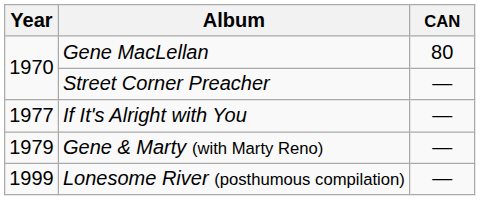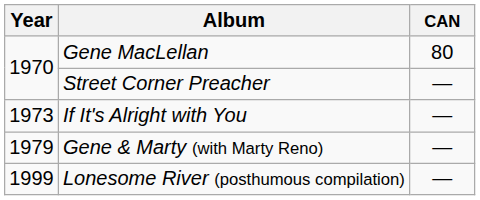(31, 115) 1977 -> (31, 115) 1973
